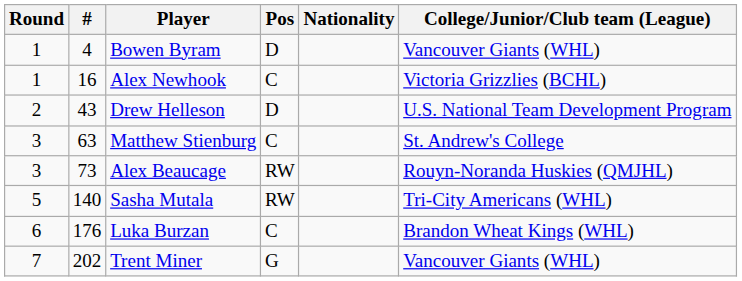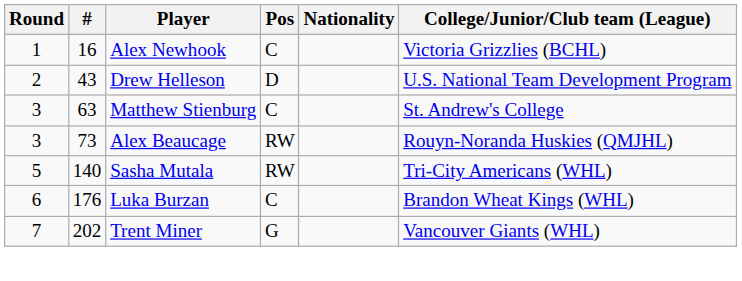- row: (165, 49)
